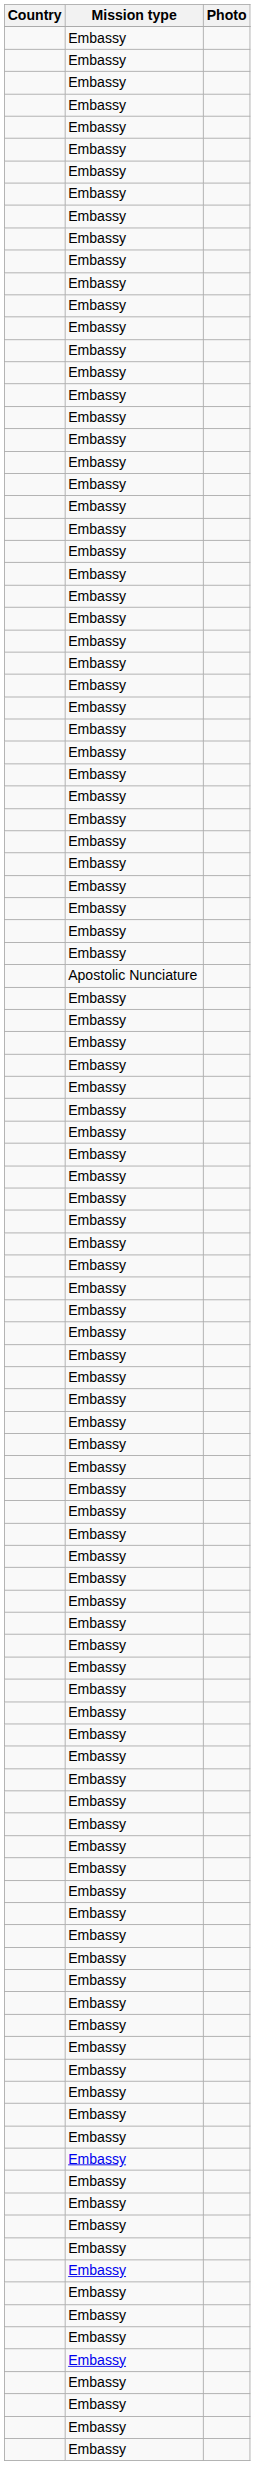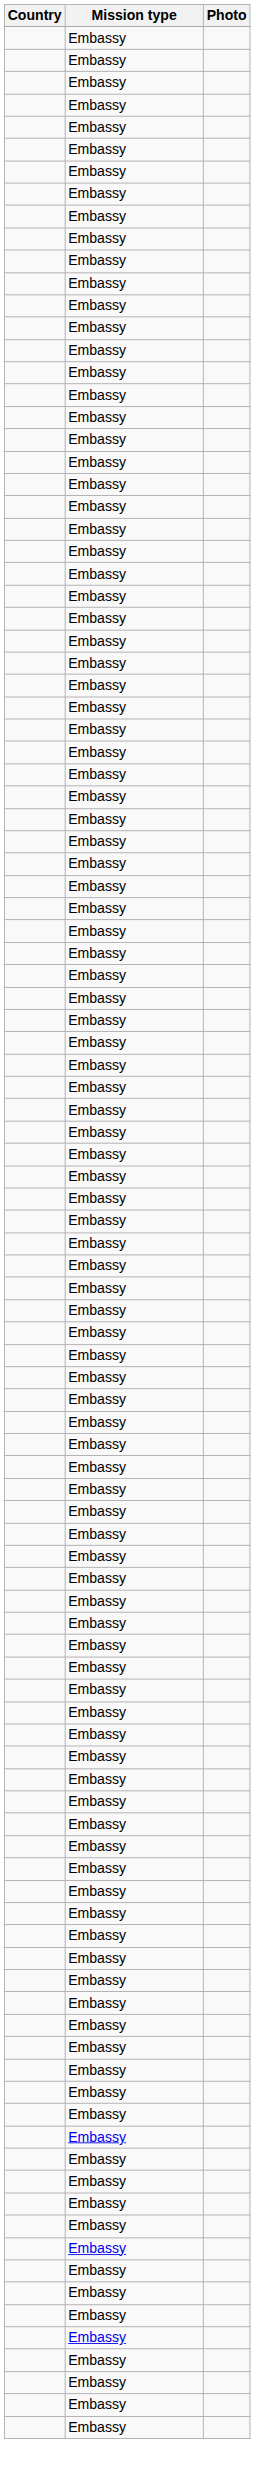- row: (35, 976)
